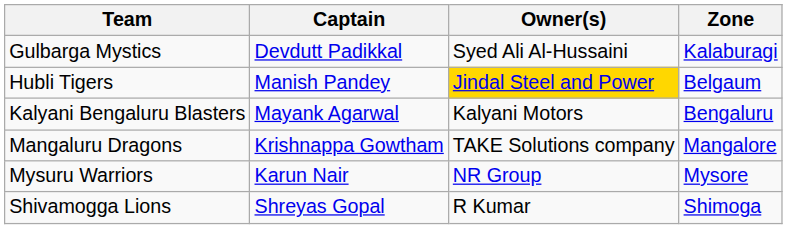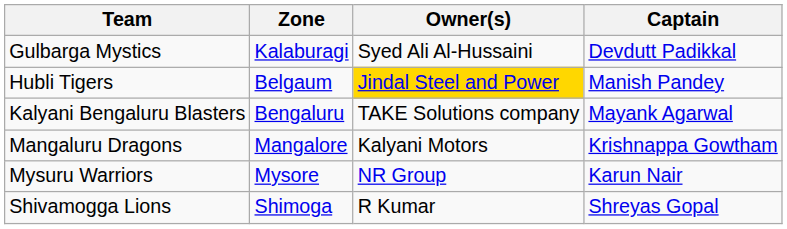columns swapped: (349, 20) <-> (731, 20)
(518, 113) Kalyani Motors -> (469, 113) TAKE Solutions company
(564, 144) TAKE Solutions company -> (423, 144) Kalyani Motors
